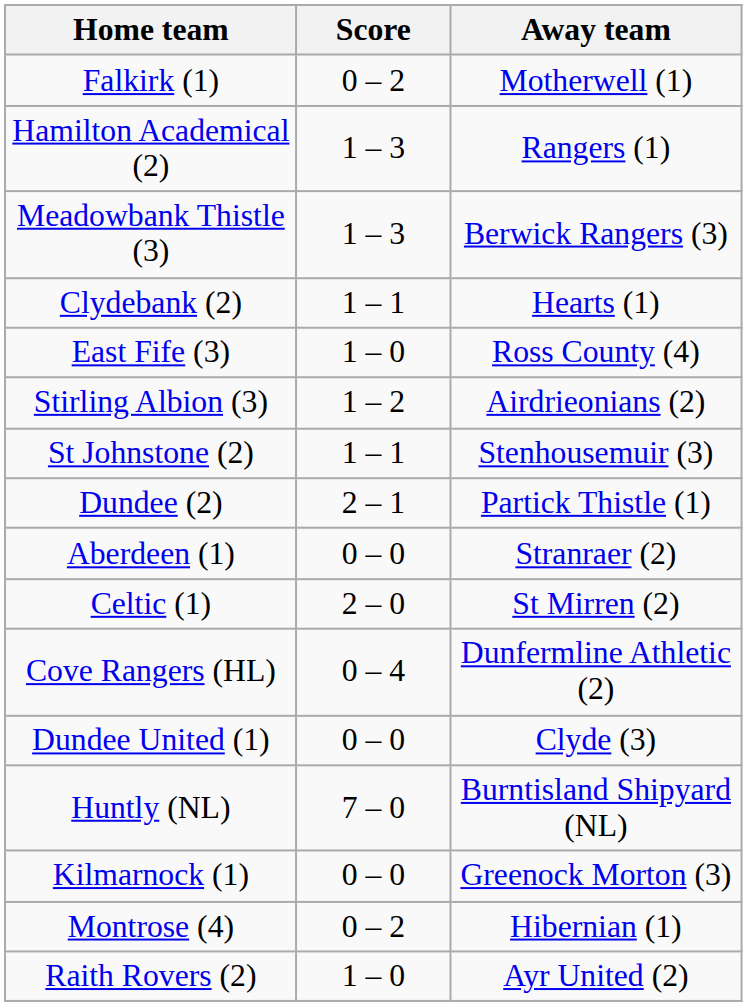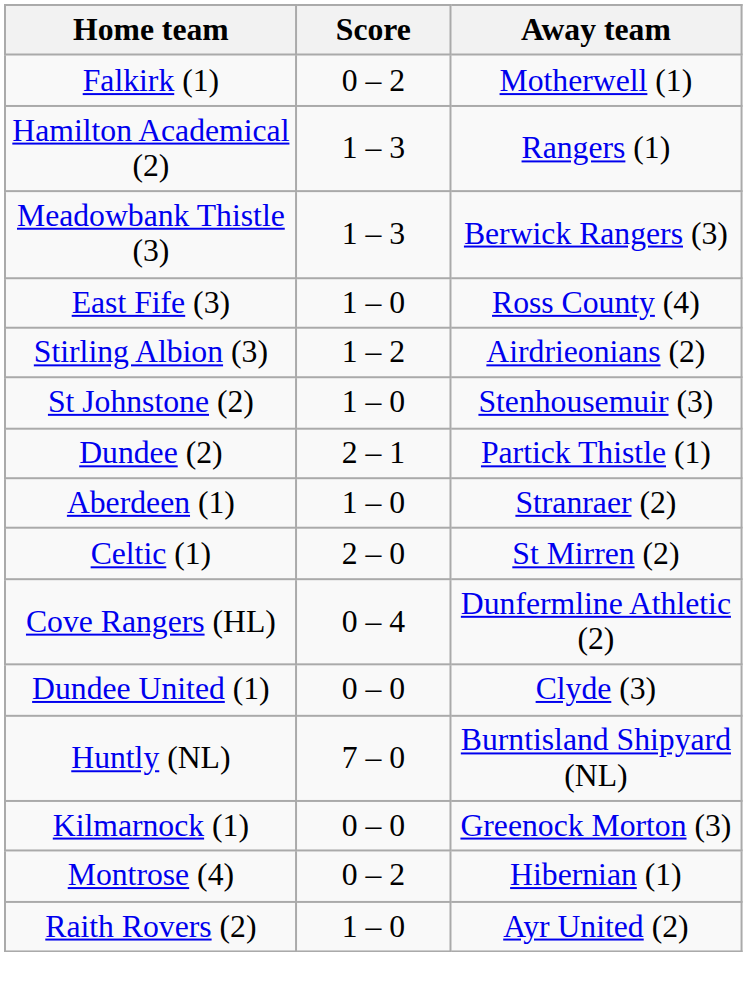- row: (151, 301)
(373, 452) 1 – 1 -> (373, 402) 1 – 0
(373, 553) 0 – 0 -> (373, 502) 1 – 0
